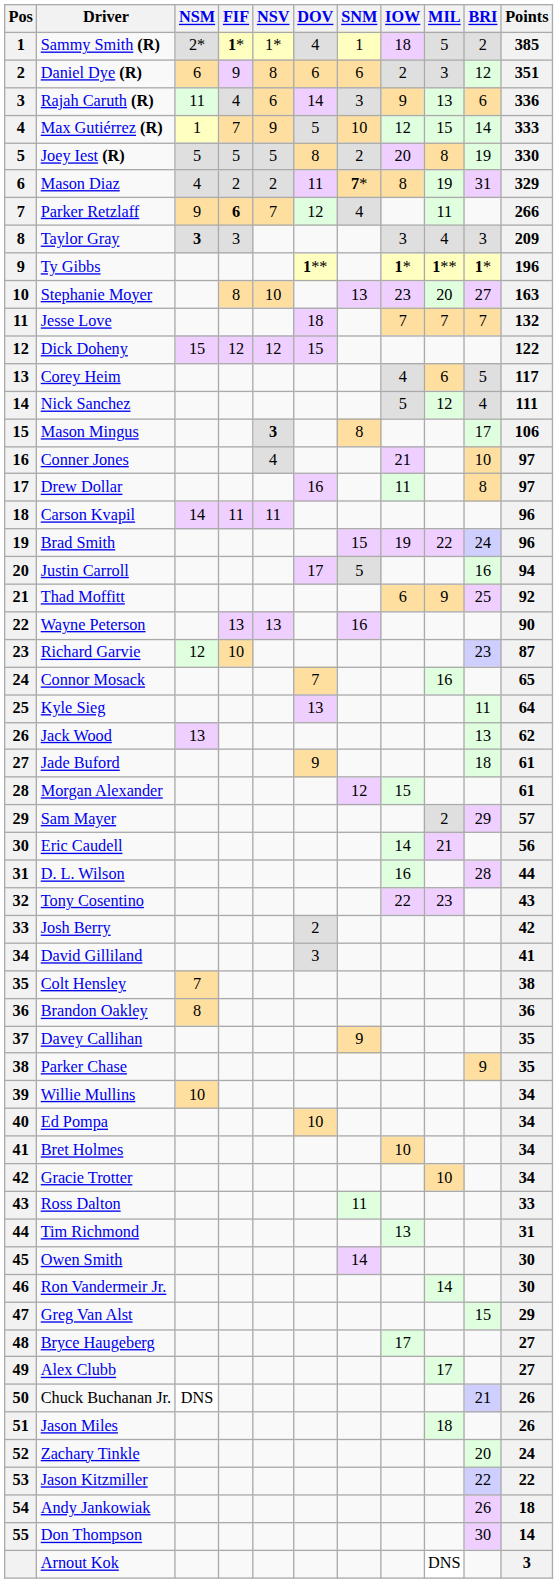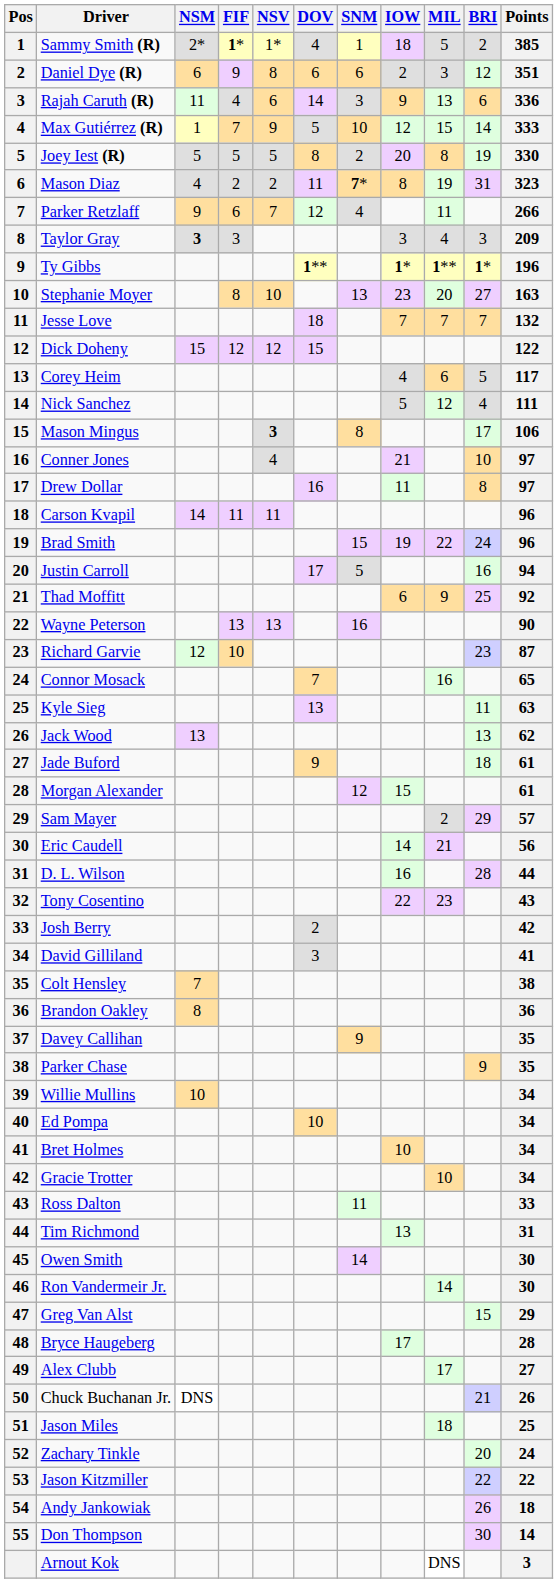(527, 184) 329 -> (527, 184) 323
(236, 211) bold -> (236, 211) normal
(527, 708) 64 -> (527, 708) 63
(527, 1343) 27 -> (527, 1343) 28
(527, 1426) 26 -> (527, 1426) 25
